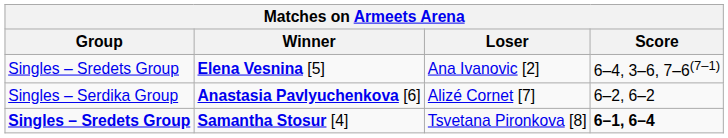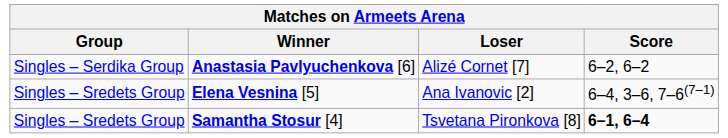rows swapped: (261, 68) <-> (309, 95)
(99, 120) bold -> (99, 120) normal
